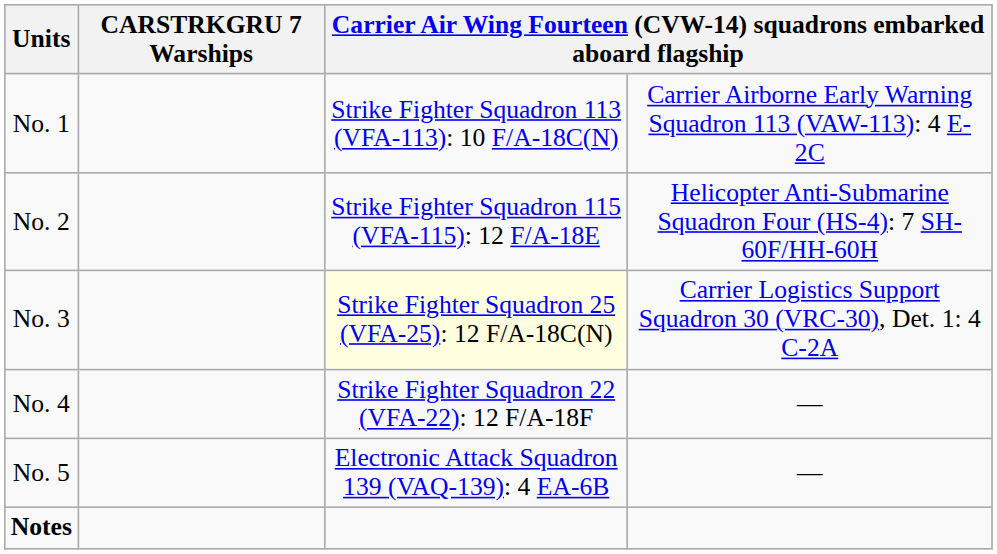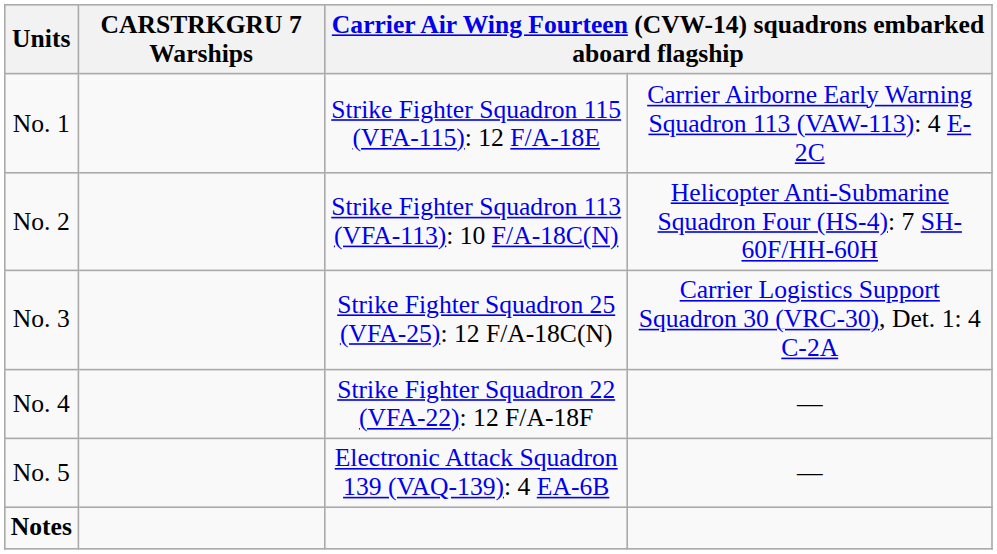(476, 122) Strike Fighter Squadron 113 (VFA-113): 10 F/A-18C(N) -> (476, 122) Strike Fighter Squadron 115 (VFA-115): 12 F/A-18E
(476, 221) Strike Fighter Squadron 115 (VFA-115): 12 F/A-18E -> (476, 221) Strike Fighter Squadron 113 (VFA-113): 10 F/A-18C(N)
(476, 319) lightyellow background -> (476, 319) no background
